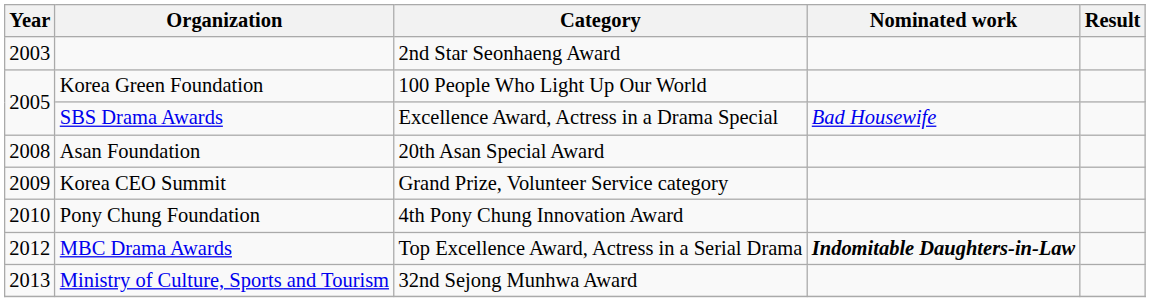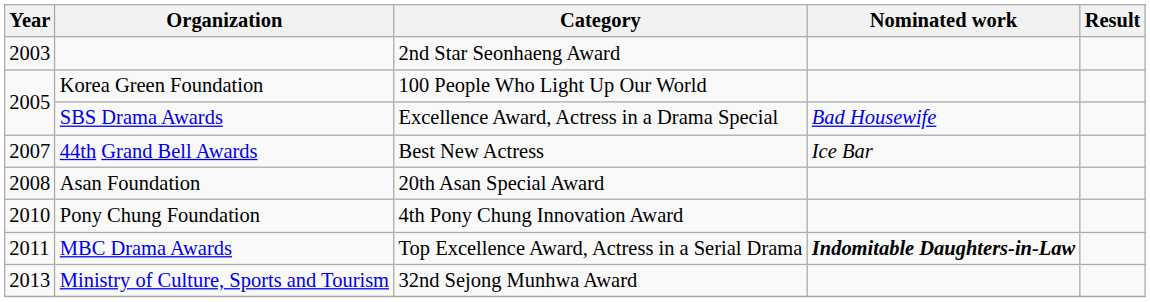+ row: (159, 150)
- row: (143, 183)
(30, 248) 2012 -> (29, 248) 2011
